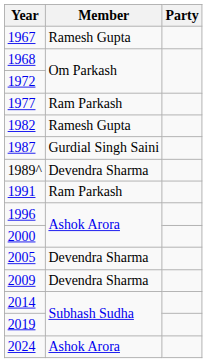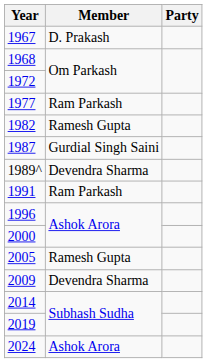(90, 37) Ramesh Gupta -> (79, 37) D. Prakash
(98, 258) Devendra Sharma -> (90, 258) Ramesh Gupta
